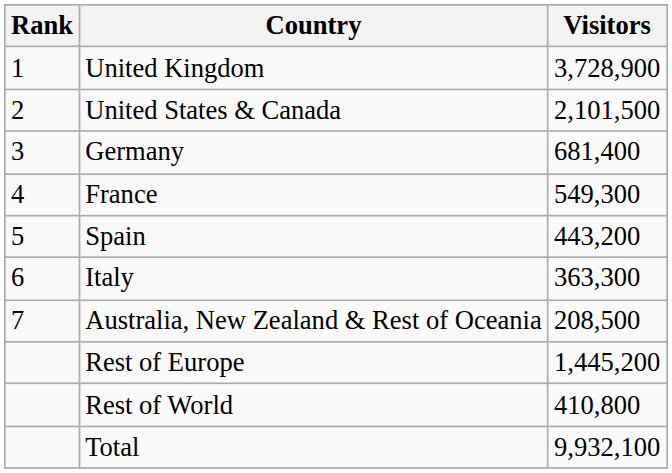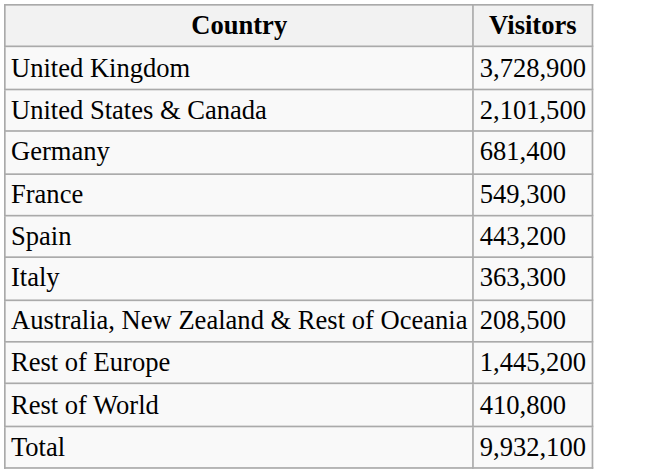- column: (42, 25)
